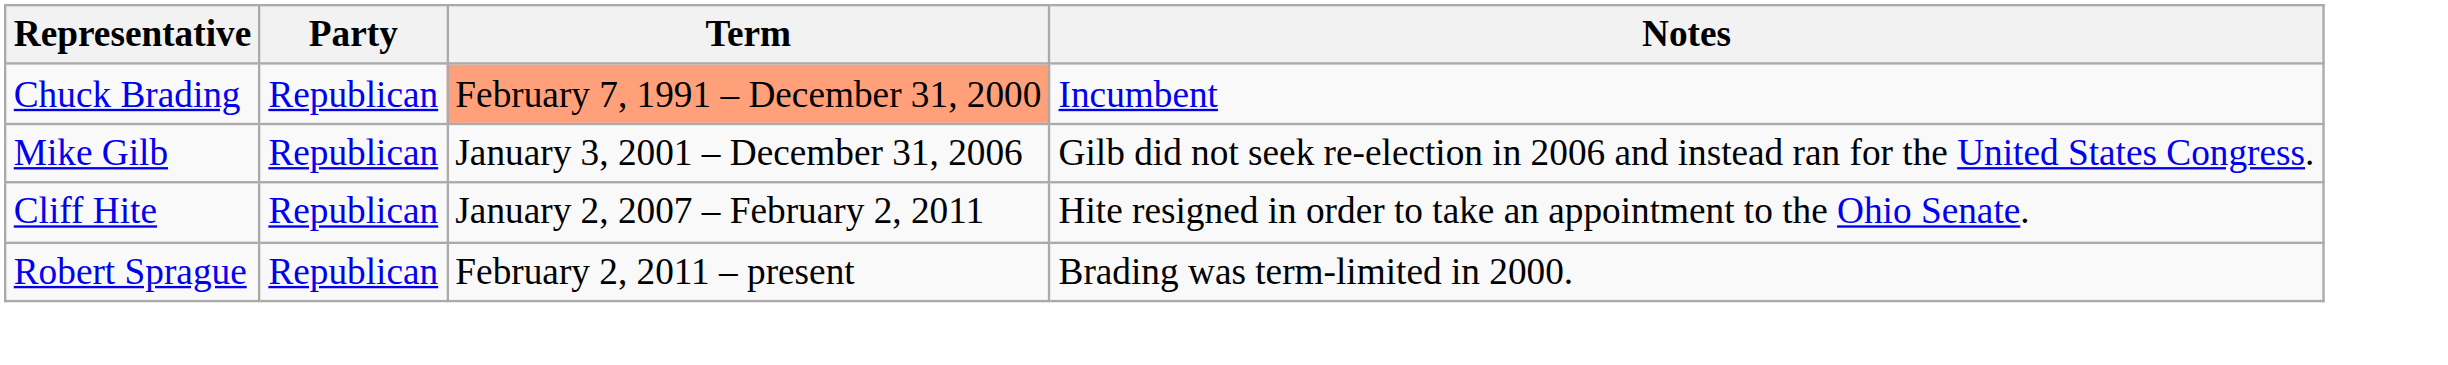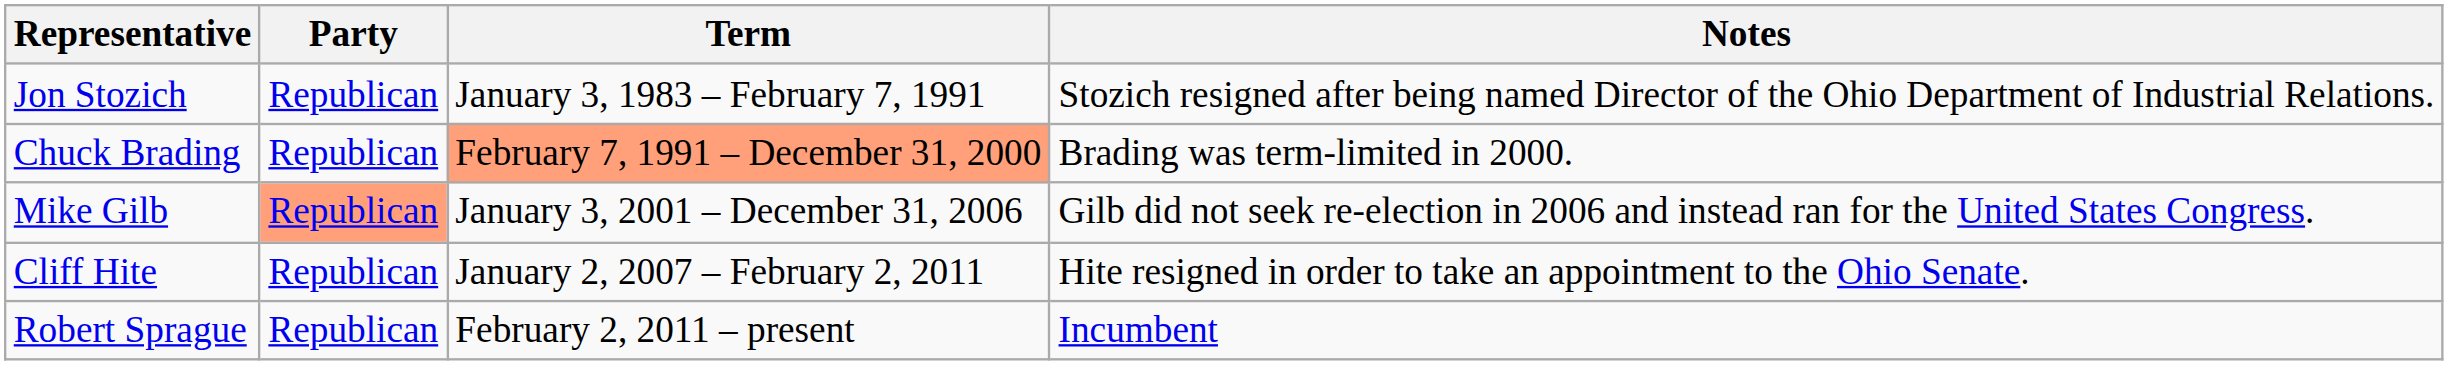+ row: (100, 93)
(1138, 93) Incumbent -> (1316, 152) Brading was term-limited in 2000.
(353, 152) no background -> (353, 211) lightsalmon background
(1316, 270) Brading was term-limited in 2000. -> (1138, 329) Incumbent
